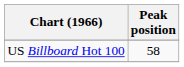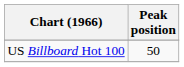(153, 51) 58 -> (153, 51) 50
